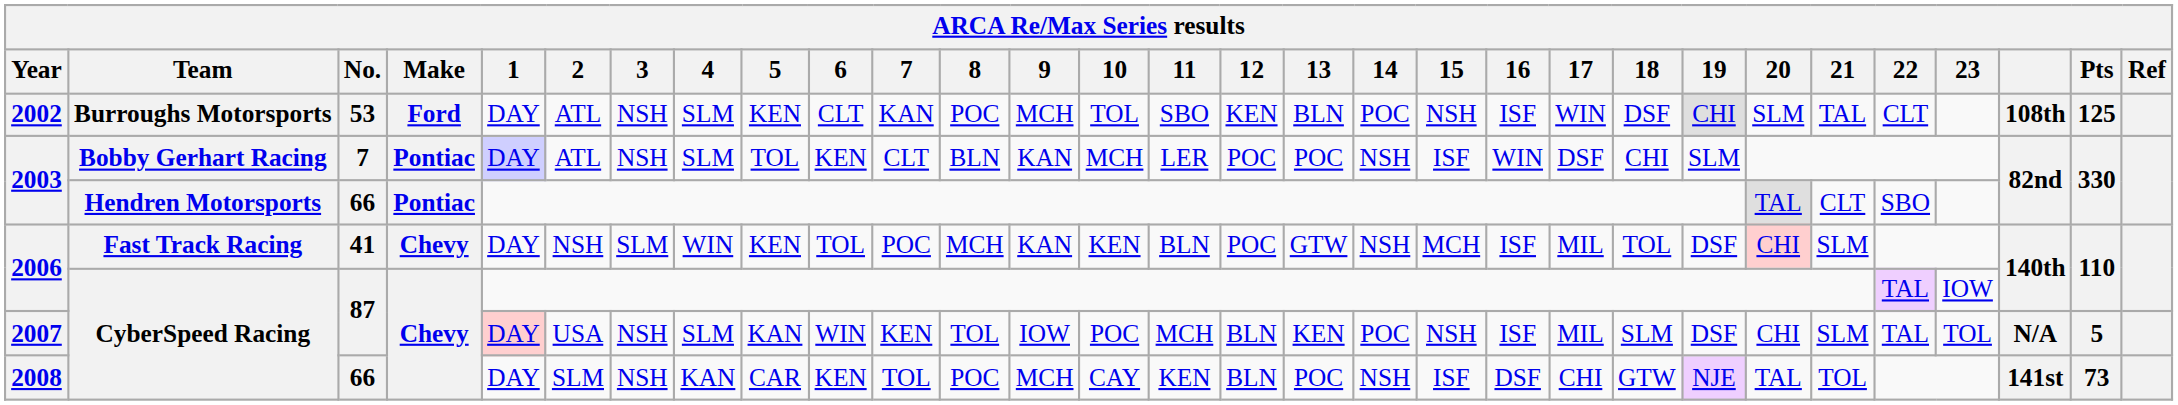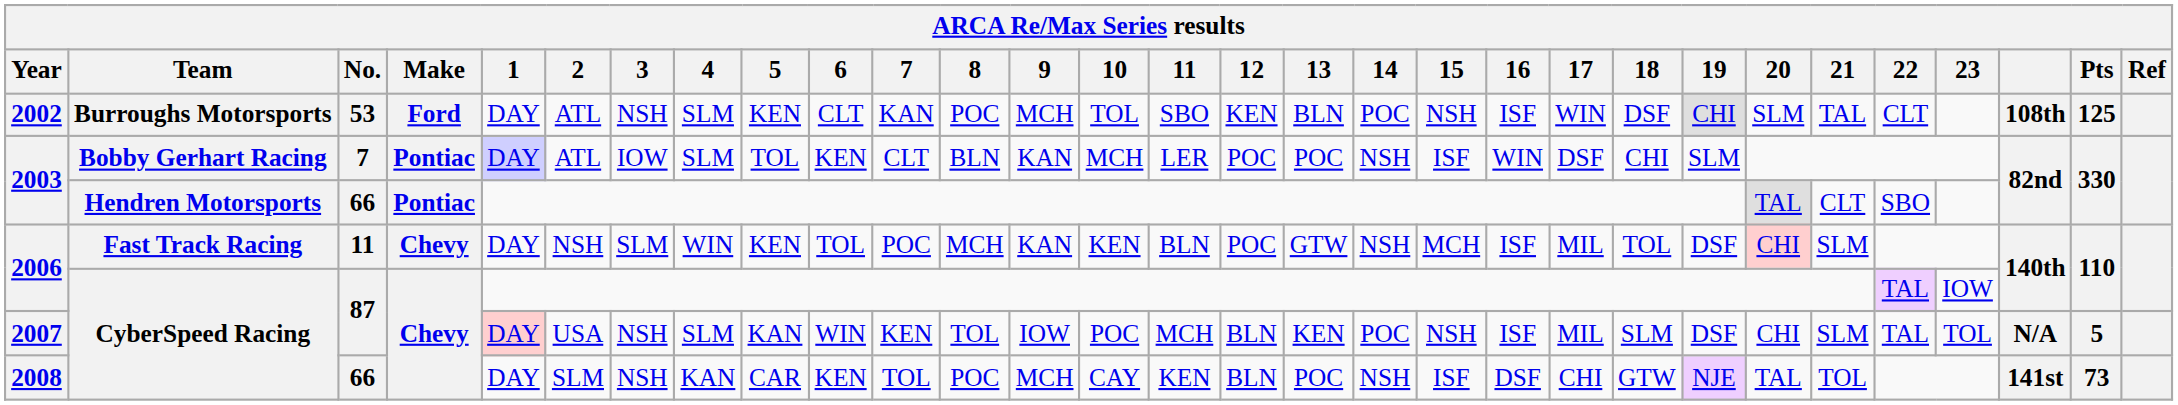(642, 157) NSH -> (642, 157) IOW
(363, 245) 41 -> (363, 245) 11
